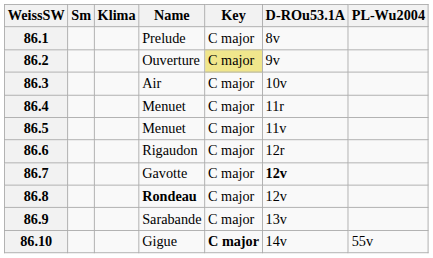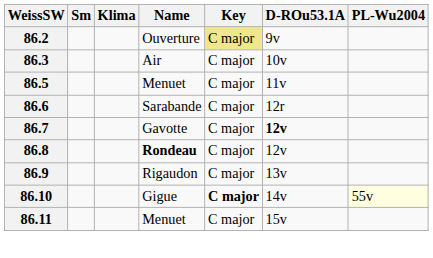- row: (36, 38)
- row: (36, 106)
(170, 151) Rigaudon -> (172, 106) Sarabande
(172, 219) Sarabande -> (170, 173) Rigaudon
(362, 241) no background -> (362, 196) lightyellow background
+ row: (36, 219)
